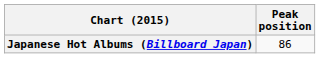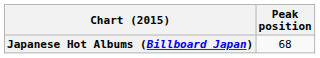(285, 44) 86 -> (285, 44) 68
